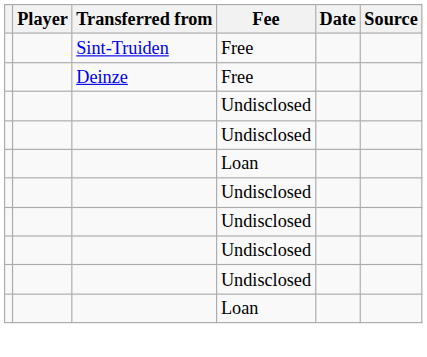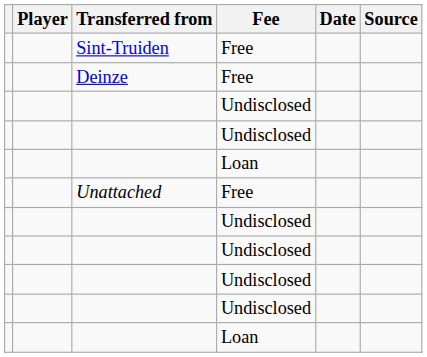+ row: (119, 192)
